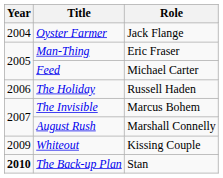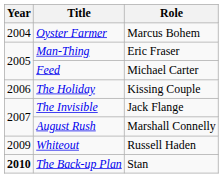(155, 32) Jack Flange -> (164, 32) Marcus Bohem
(162, 88) Russell Haden -> (164, 88) Kissing Couple
(164, 107) Marcus Bohem -> (155, 107) Jack Flange
(164, 145) Kissing Couple -> (162, 145) Russell Haden
